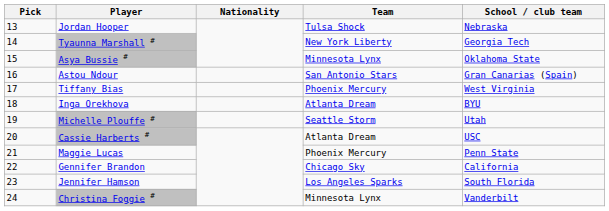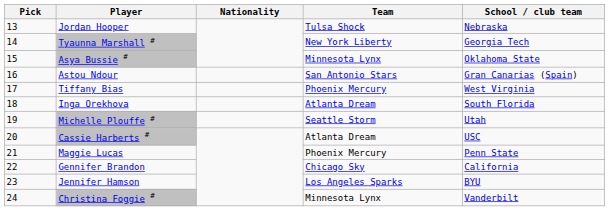(472, 104) BYU -> (499, 104) South Florida
(499, 182) South Florida -> (472, 182) BYU
